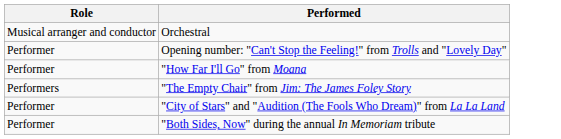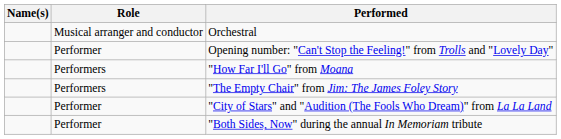+ column: (28, 13)
(31, 69) Performer -> (80, 69) Performers
